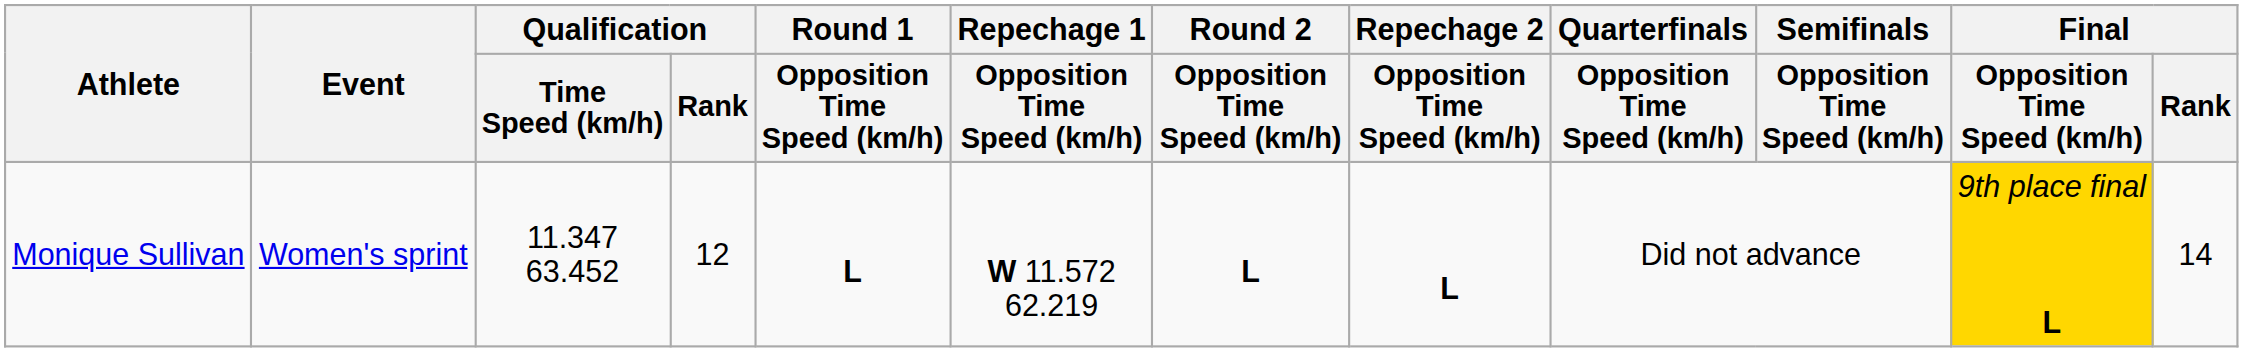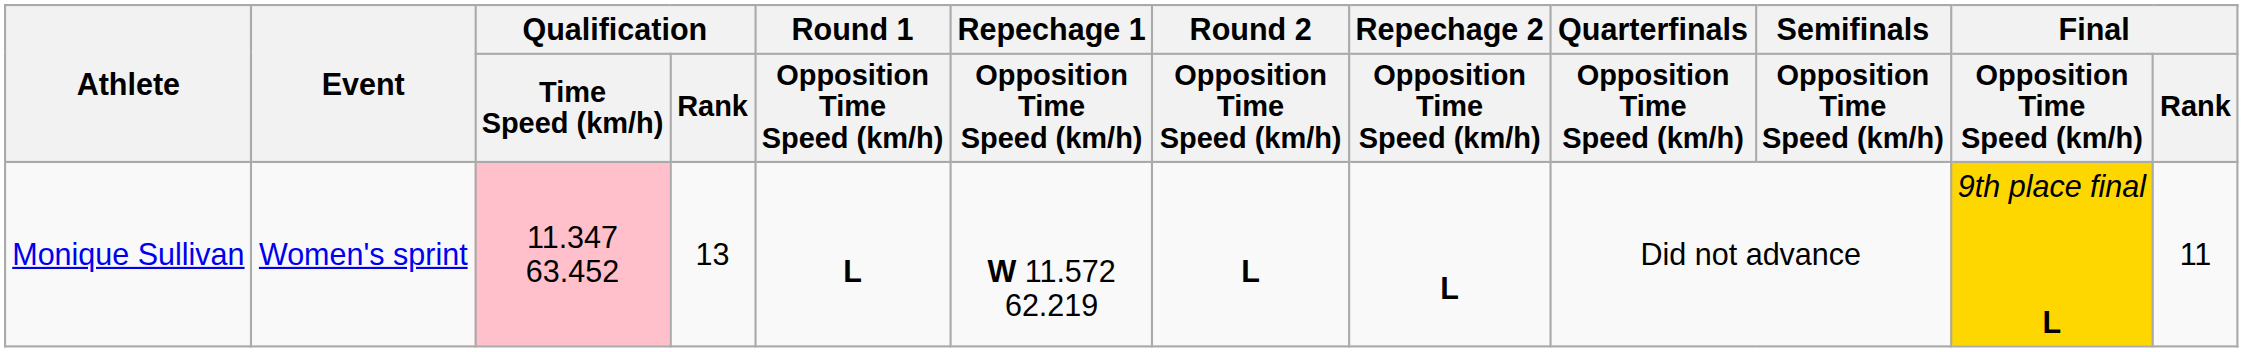(573, 255) no background -> (573, 255) pink background
(713, 255) 12 -> (713, 255) 13
(2196, 255) 14 -> (2196, 255) 11
